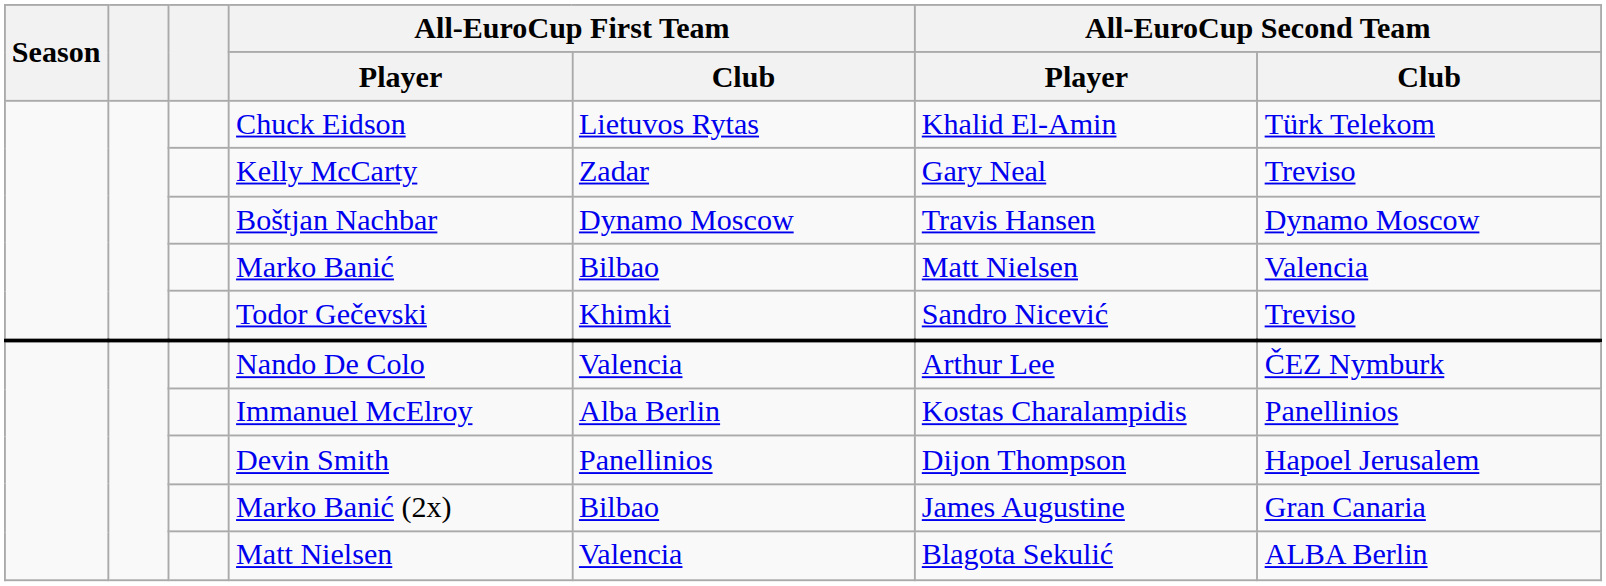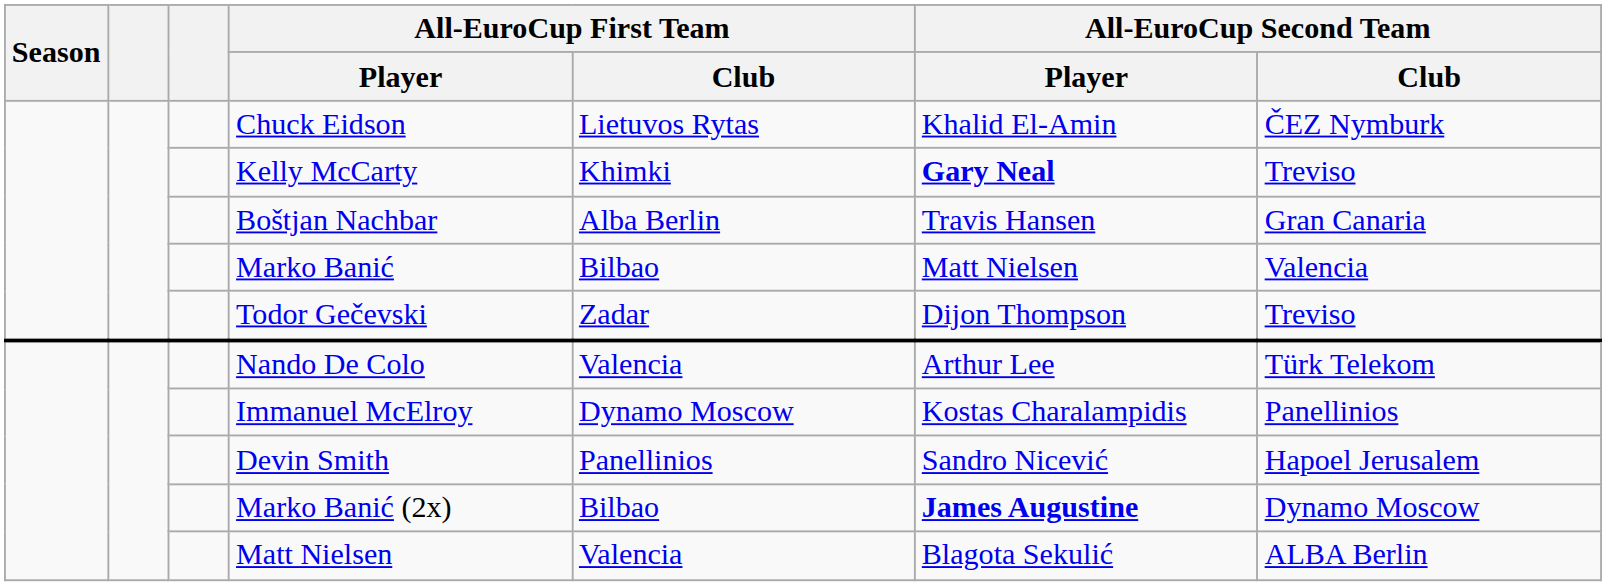(1350, 123) Türk Telekom -> (1354, 123) ČEZ Nymburk
(614, 171) Zadar -> (625, 171) Khimki
(984, 171) normal -> (988, 171) bold
(686, 219) Dynamo Moscow -> (650, 219) Alba Berlin
(1372, 219) Dynamo Moscow -> (1345, 219) Gran Canaria
(625, 314) Khimki -> (614, 314) Zadar
(1015, 314) Sandro Nicević -> (1024, 314) Dijon Thompson
(1354, 364) ČEZ Nymburk -> (1350, 364) Türk Telekom
(650, 411) Alba Berlin -> (686, 411) Dynamo Moscow
(1024, 459) Dijon Thompson -> (1015, 459) Sandro Nicević
(1023, 507) normal -> (1030, 507) bold
(1345, 507) Gran Canaria -> (1372, 507) Dynamo Moscow
